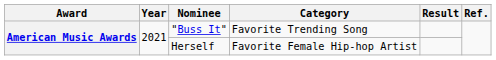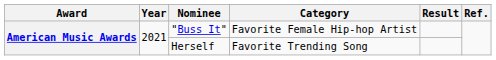(300, 30) Favorite Trending Song -> (325, 30) Favorite Female Hip-hop Artist
(325, 46) Favorite Female Hip-hop Artist -> (300, 46) Favorite Trending Song
